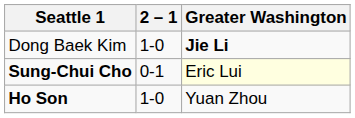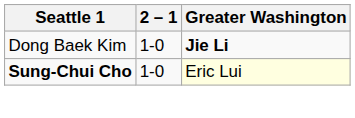(152, 71) 0-1 -> (152, 71) 1-0
- row: (38, 98)
